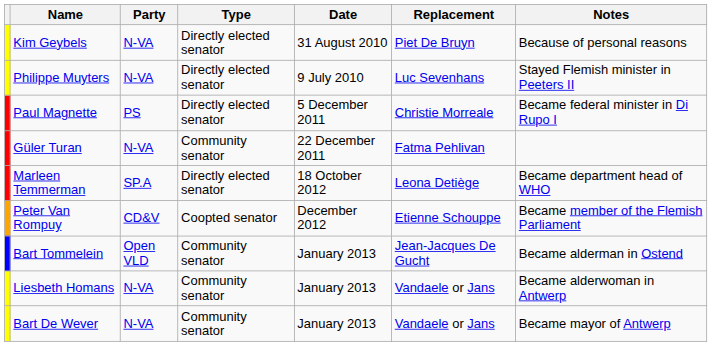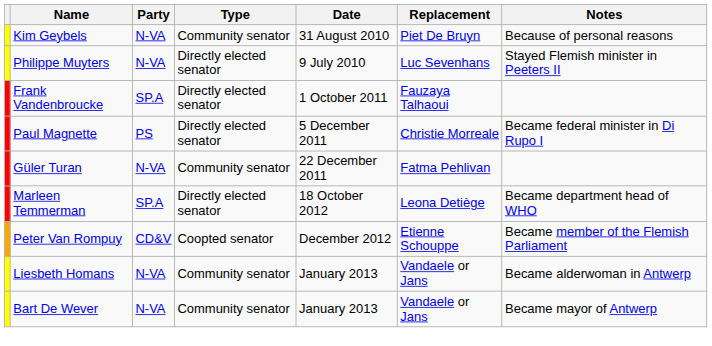(225, 42) Directly elected senator -> (234, 35) Community senator
+ row: (58, 98)
- row: (58, 253)
